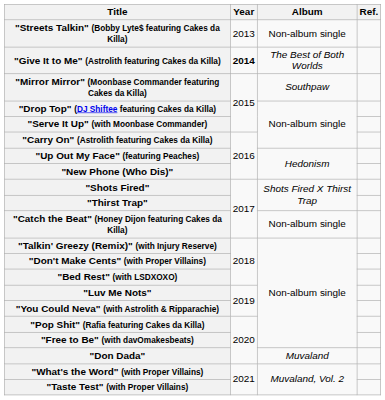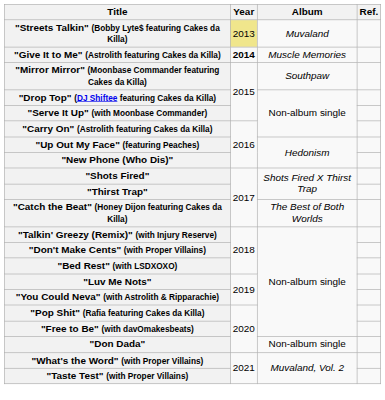(244, 33) no background -> (244, 33) khaki background
(307, 33) Non-album single -> (307, 33) Muvaland
(307, 60) The Best of Both Worlds -> (307, 54) Muscle Memories
(307, 224) Non-album single -> (307, 213) The Best of Both Worlds
(307, 355) Muvaland -> (307, 344) Non-album single
